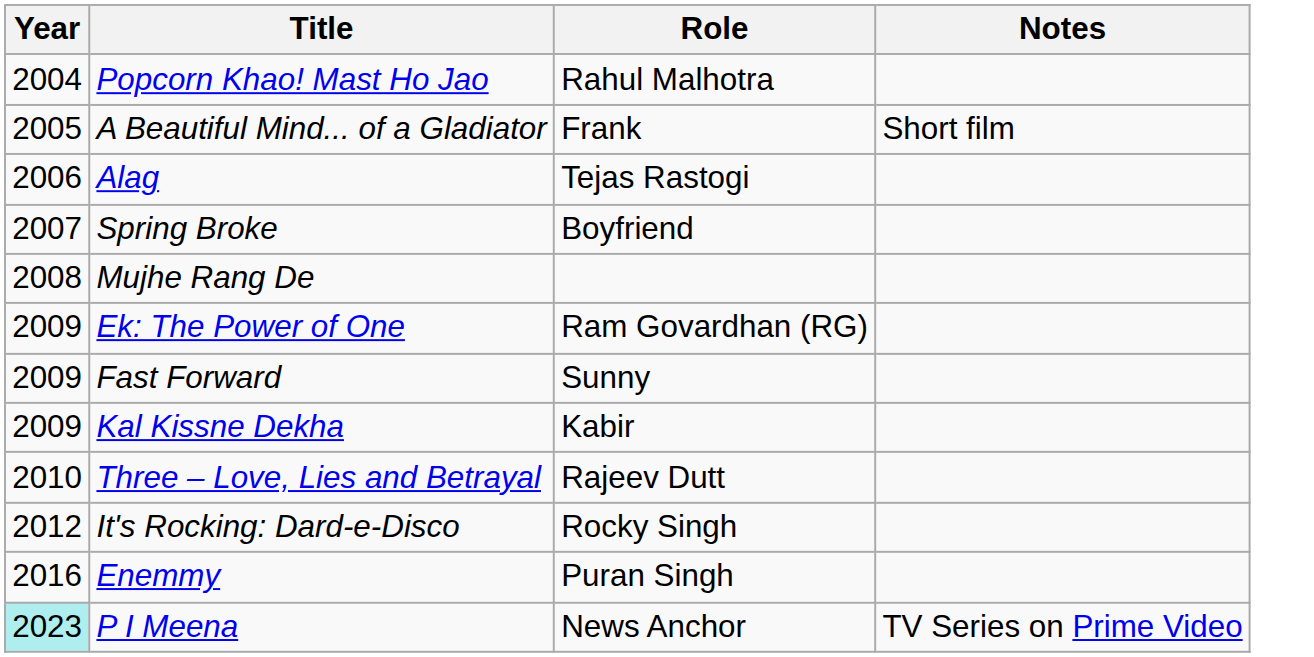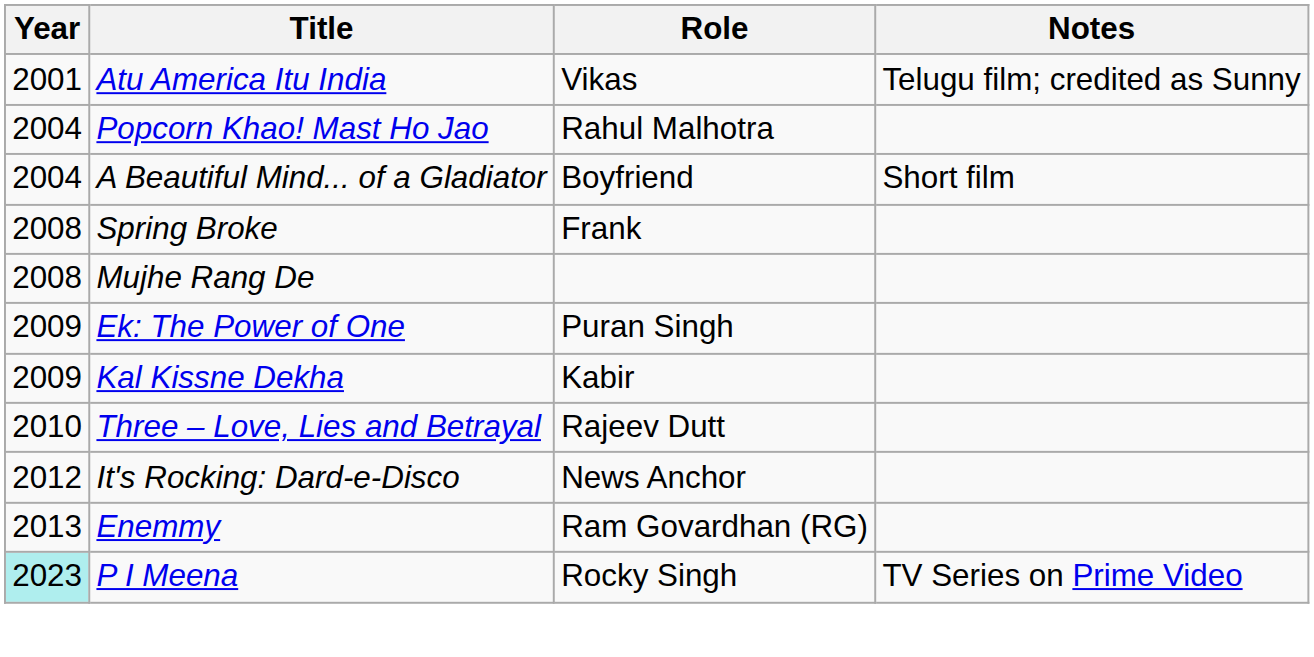+ row: (241, 79)
(47, 128) 2005 -> (47, 178) 2004
(601, 128) Frank -> (627, 178) Boyfriend
- row: (128, 178)
(47, 228) 2007 -> (47, 228) 2008
(627, 228) Boyfriend -> (601, 228) Frank
(715, 327) Ram Govardhan (RG) -> (647, 327) Puran Singh
- row: (189, 377)
(649, 526) Rocky Singh -> (654, 476) News Anchor
(47, 576) 2016 -> (47, 526) 2013
(647, 576) Puran Singh -> (715, 526) Ram Govardhan (RG)
(654, 626) News Anchor -> (649, 576) Rocky Singh
